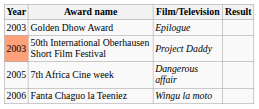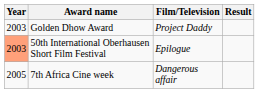(173, 27) Epilogue -> (184, 27) Project Daddy
(184, 48) Project Daddy -> (173, 48) Epilogue
- row: (79, 96)
